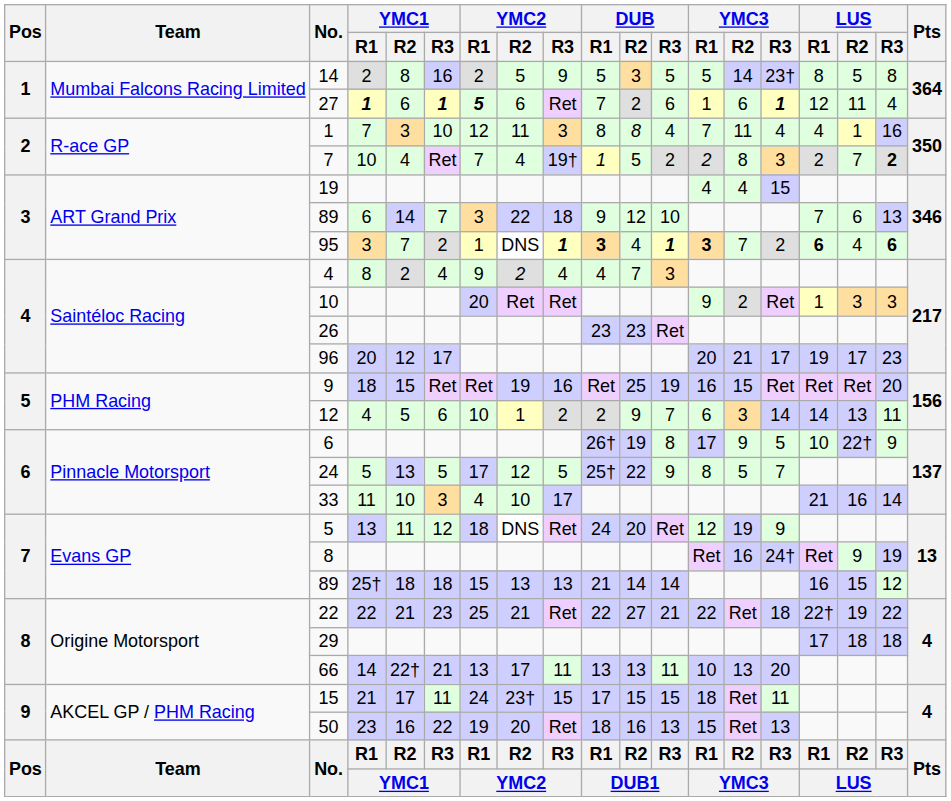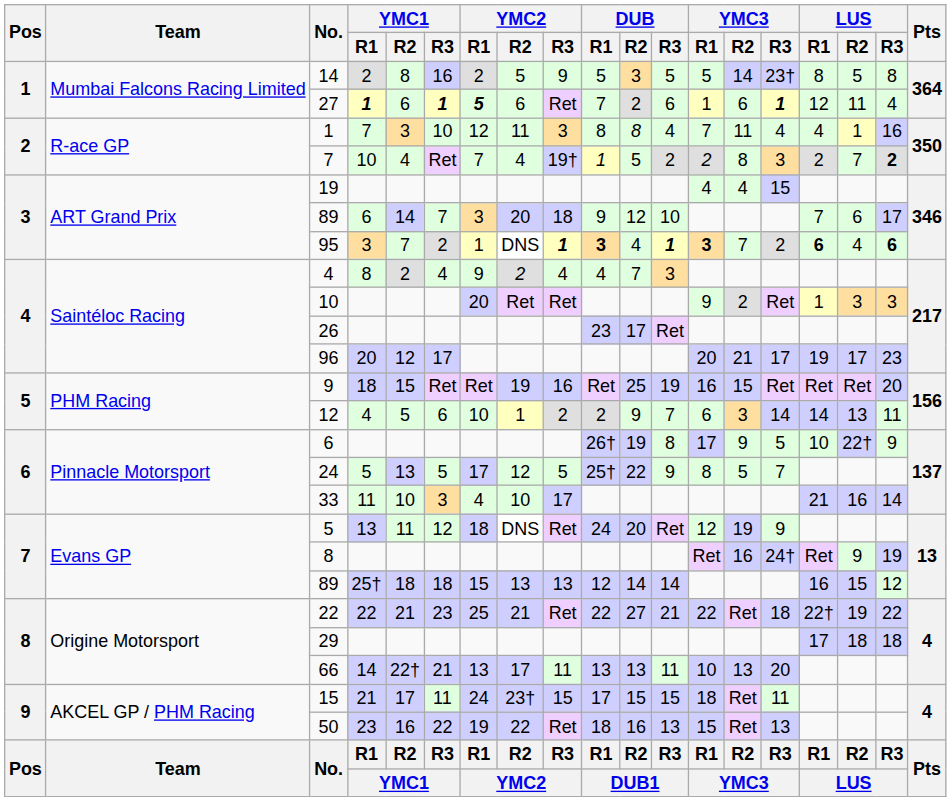(520, 216) 22 -> (520, 216) 20
(892, 216) 13 -> (892, 216) 17
(636, 330) 23 -> (636, 330) 17
(601, 584) 21 -> (601, 584) 12
(520, 726) 20 -> (520, 726) 22
